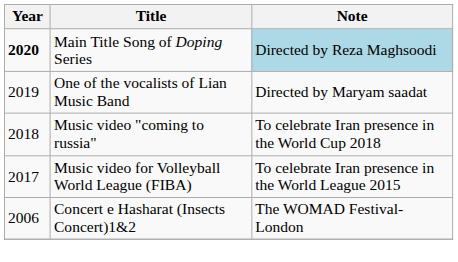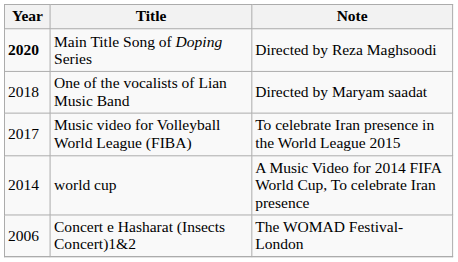(346, 50) lightblue background -> (346, 50) no background
(24, 92) 2019 -> (24, 92) 2018
- row: (129, 134)
+ row: (85, 185)
